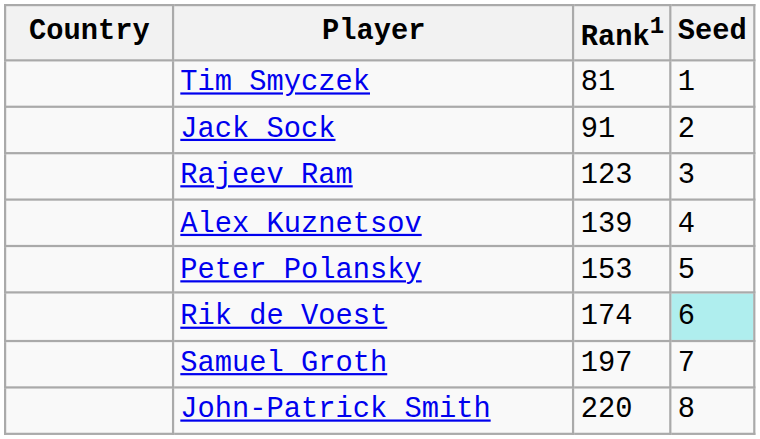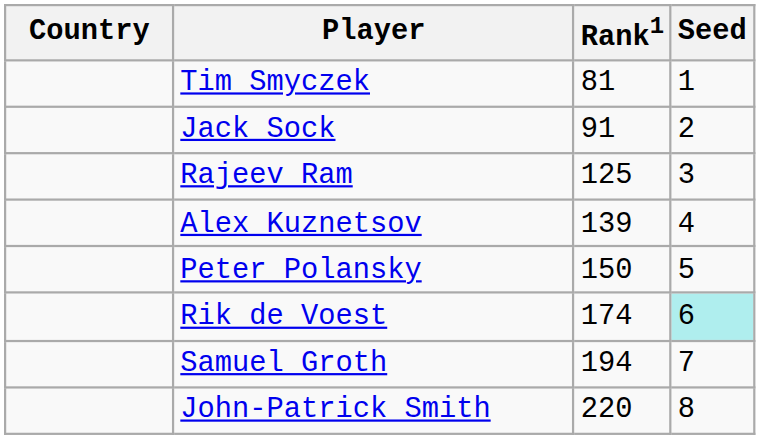(607, 176) 123 -> (607, 176) 125
(607, 270) 153 -> (607, 270) 150
(607, 364) 197 -> (607, 364) 194
